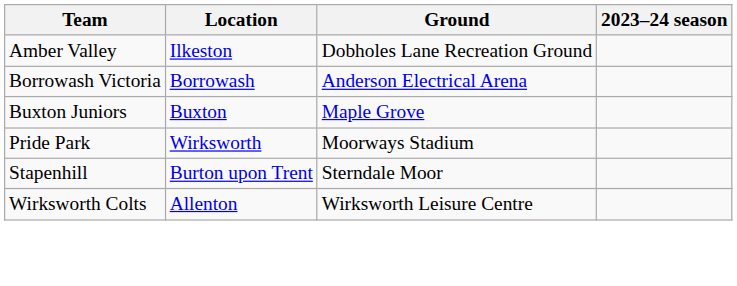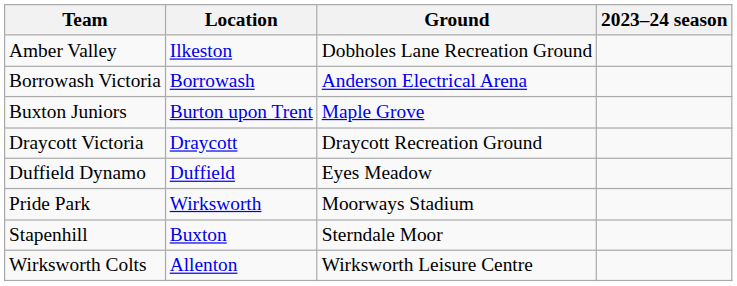(198, 111) Buxton -> (241, 111) Burton upon Trent
+ row: (76, 142)
+ row: (77, 173)
(241, 173) Burton upon Trent -> (198, 234) Buxton
